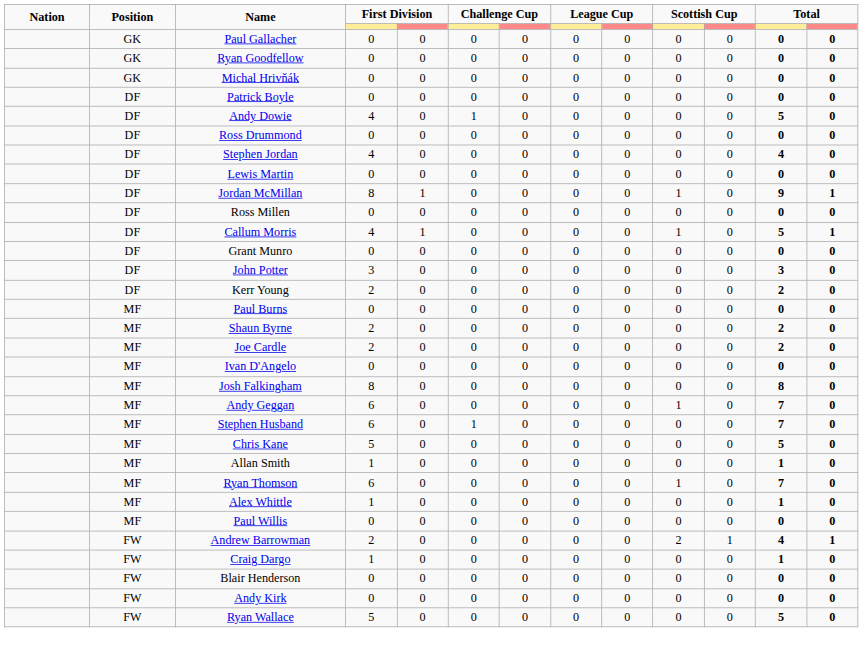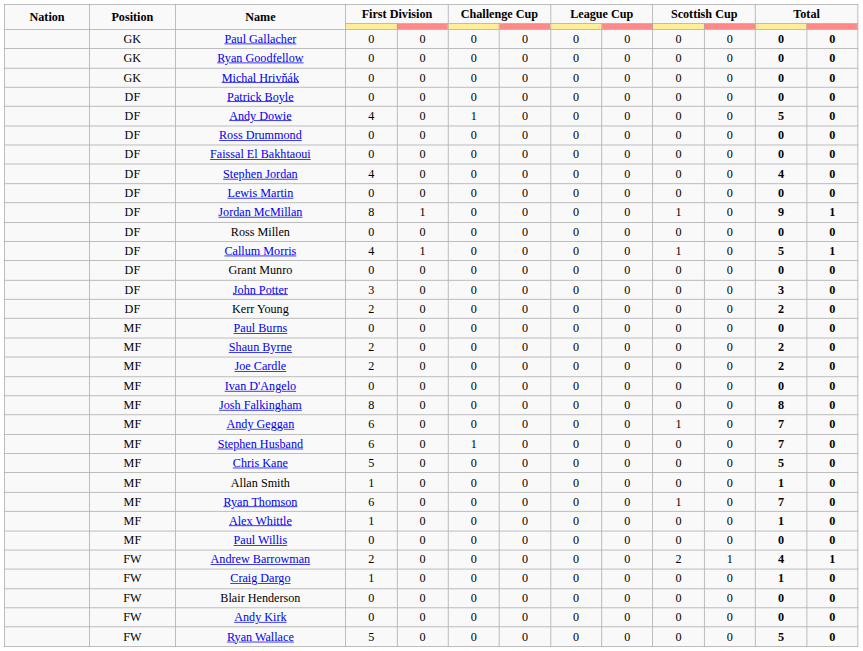+ row: (260, 154)
